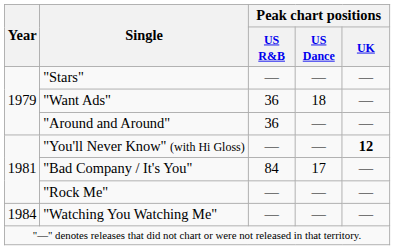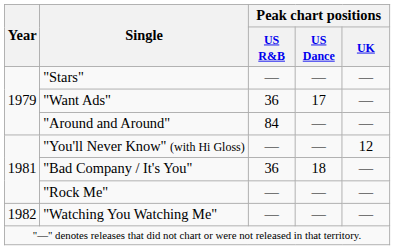(319, 100) 18 -> (319, 100) 17
(272, 123) 36 -> (272, 123) 84
(366, 146) bold -> (366, 146) normal
(272, 169) 84 -> (272, 169) 36
(319, 169) 17 -> (319, 169) 18
(22, 214) 1984 -> (22, 214) 1982
